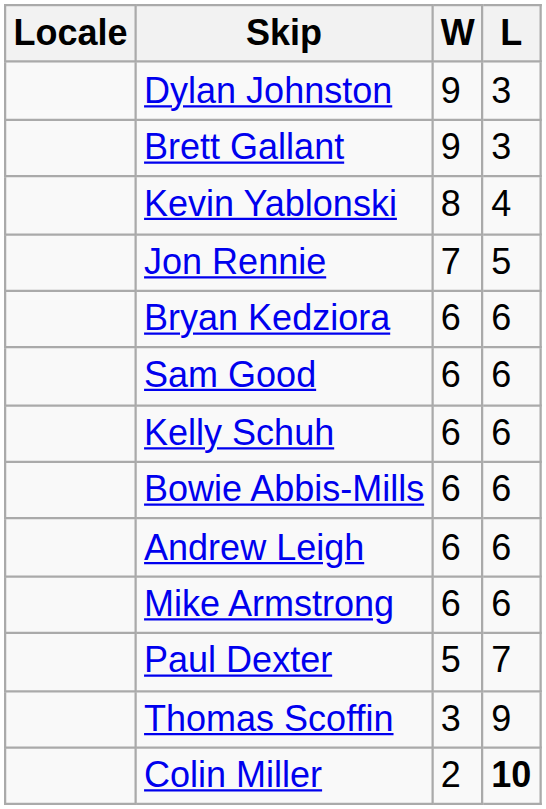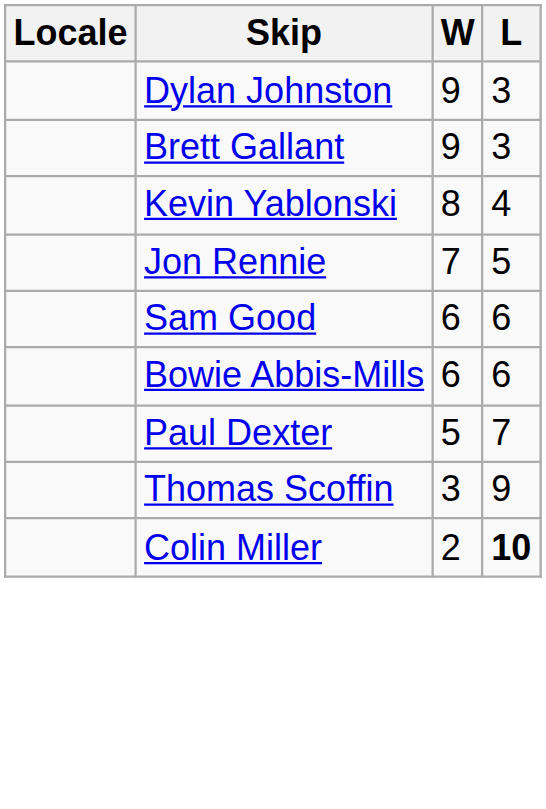- row: (267, 318)
- row: (239, 432)
- row: (254, 546)
- row: (269, 603)
